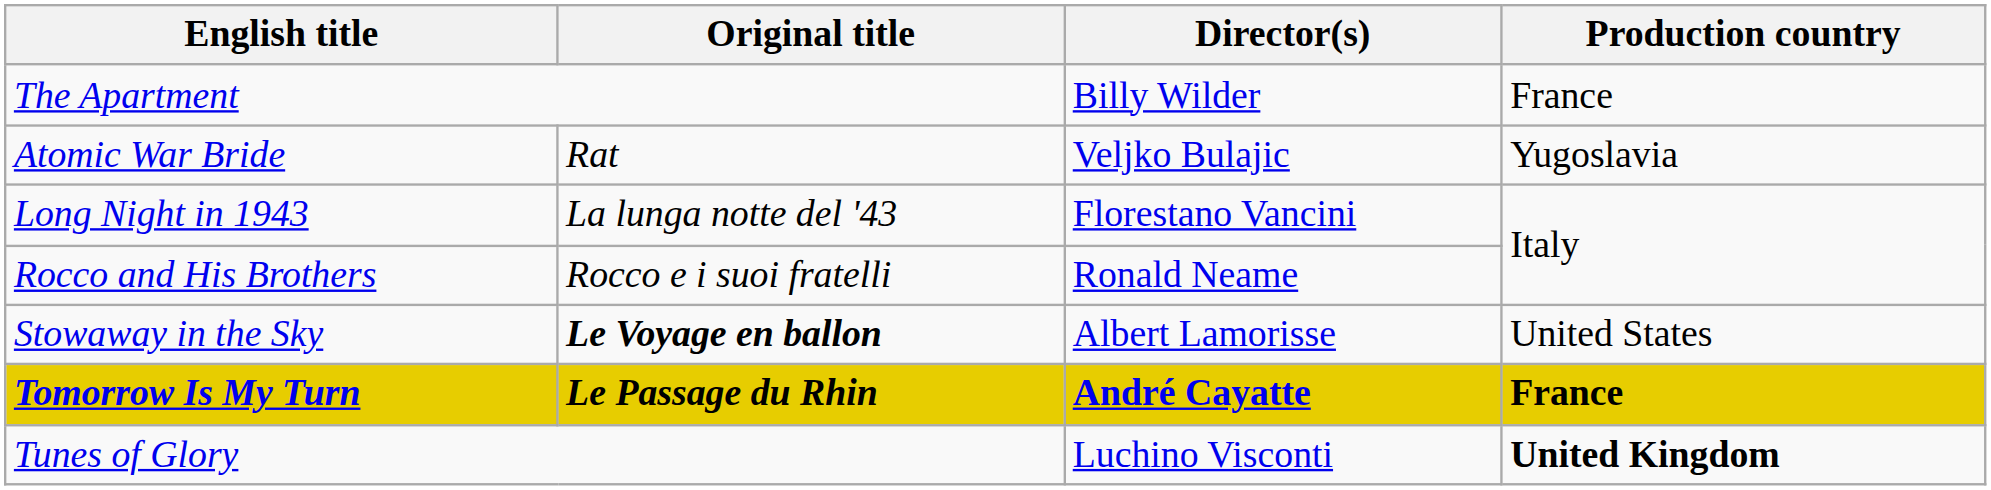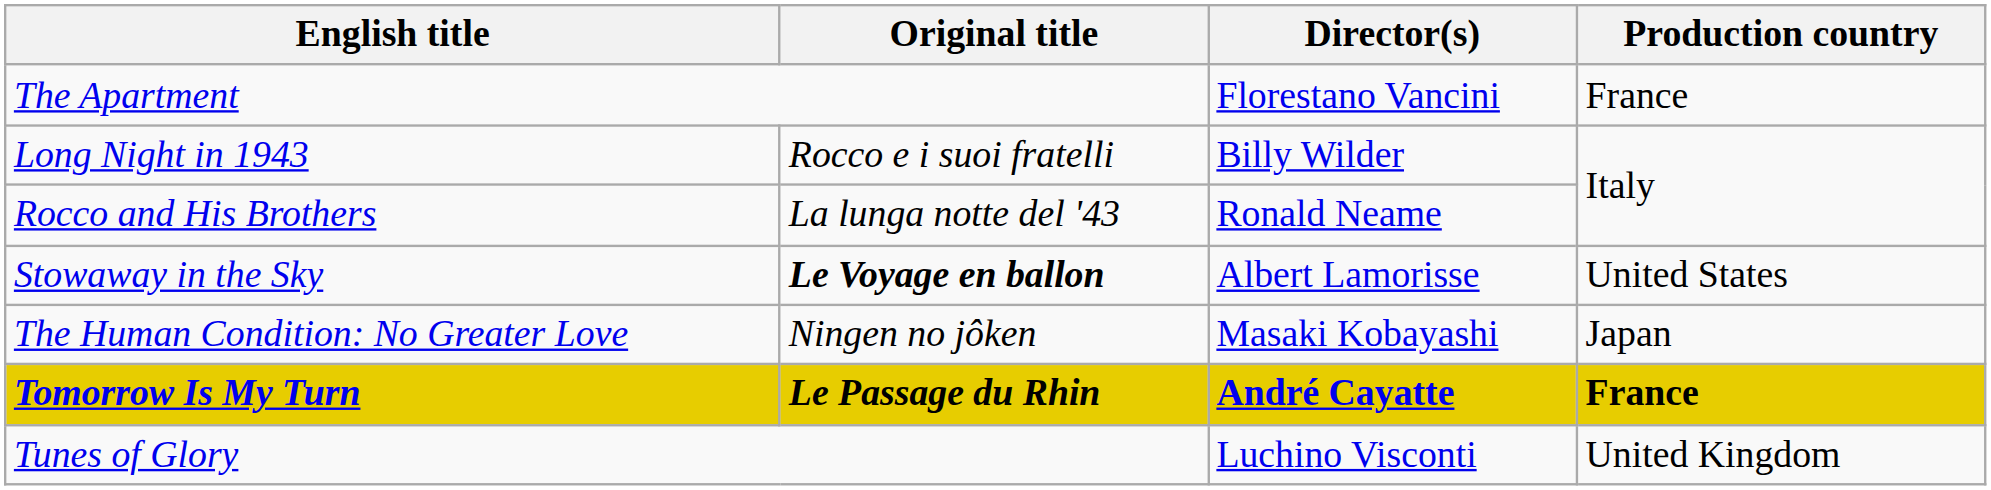(1167, 94) Billy Wilder -> (1358, 94) Florestano Vancini
- row: (150, 154)
(732, 214) La lunga notte del '43 -> (951, 154) Rocco e i suoi fratelli
(1215, 214) Florestano Vancini -> (1310, 154) Billy Wilder
(729, 273) Rocco e i suoi fratelli -> (954, 214) La lunga notte del '43
+ row: (321, 333)
(1645, 453) bold -> (1713, 453) normal
